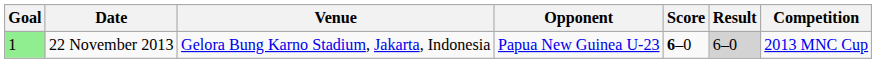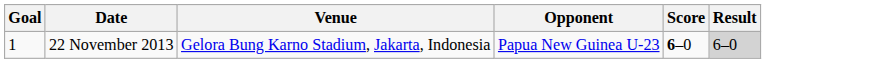- column: (816, 18)
(12, 44) lightgreen background -> (12, 44) no background
